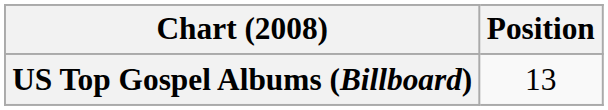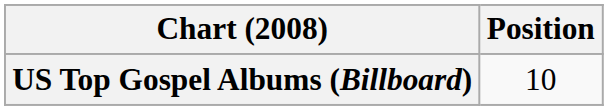(541, 79) 13 -> (541, 79) 10
